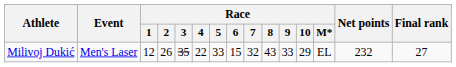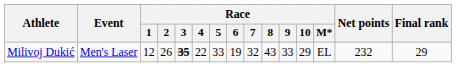(184, 52) normal -> (184, 52) bold
(236, 52) 15 -> (236, 52) 19
(422, 52) 27 -> (422, 52) 29
